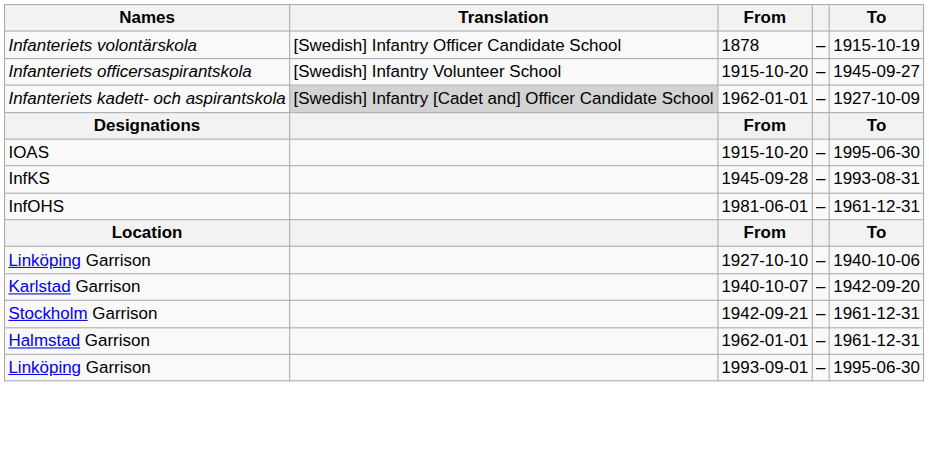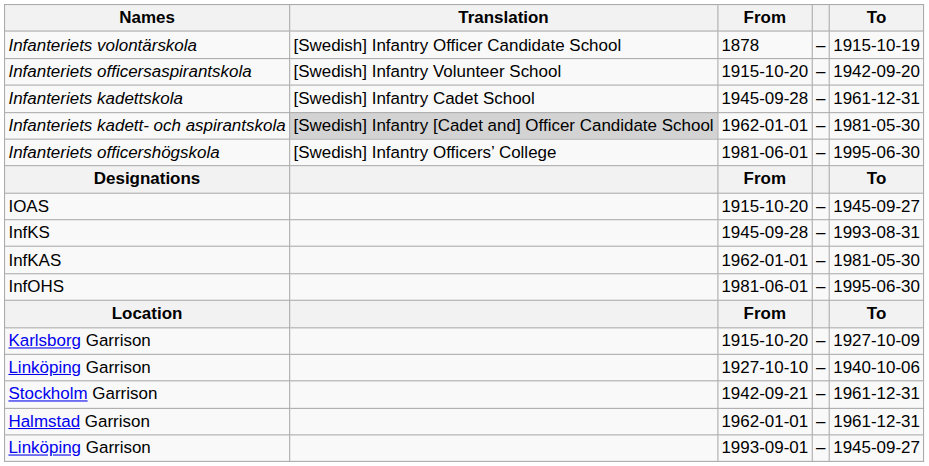(877, 71) 1945-09-27 -> (877, 71) 1942-09-20
+ row: (96, 98)
(877, 98) 1927-10-09 -> (877, 125) 1981-05-30
+ row: (114, 152)
(877, 152) 1995-06-30 -> (877, 206) 1945-09-27
+ row: (35, 260)
(877, 206) 1961-12-31 -> (877, 286) 1995-06-30
+ row: (80, 340)
- row: (74, 286)
(877, 367) 1995-06-30 -> (877, 448) 1945-09-27
